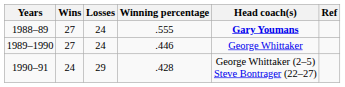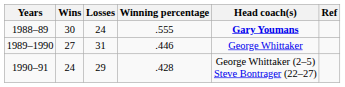(70, 29) 27 -> (70, 29) 30
(100, 45) 24 -> (100, 45) 31
